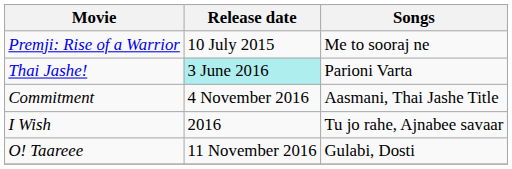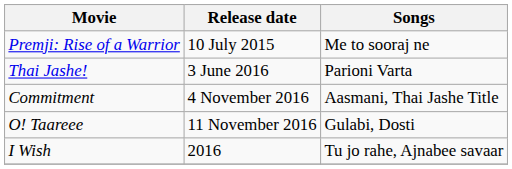(228, 71) paleturquoise background -> (228, 71) no background
rows swapped: (46, 151) <-> (30, 124)
